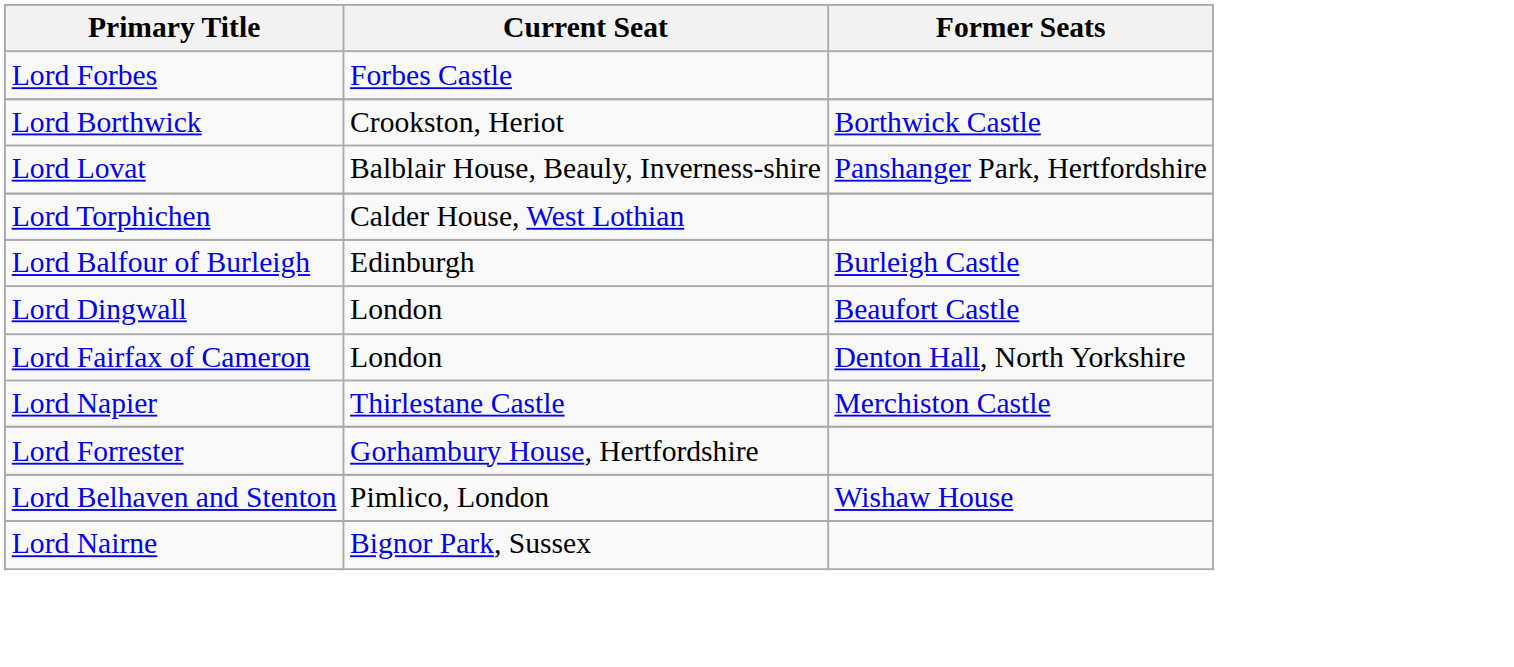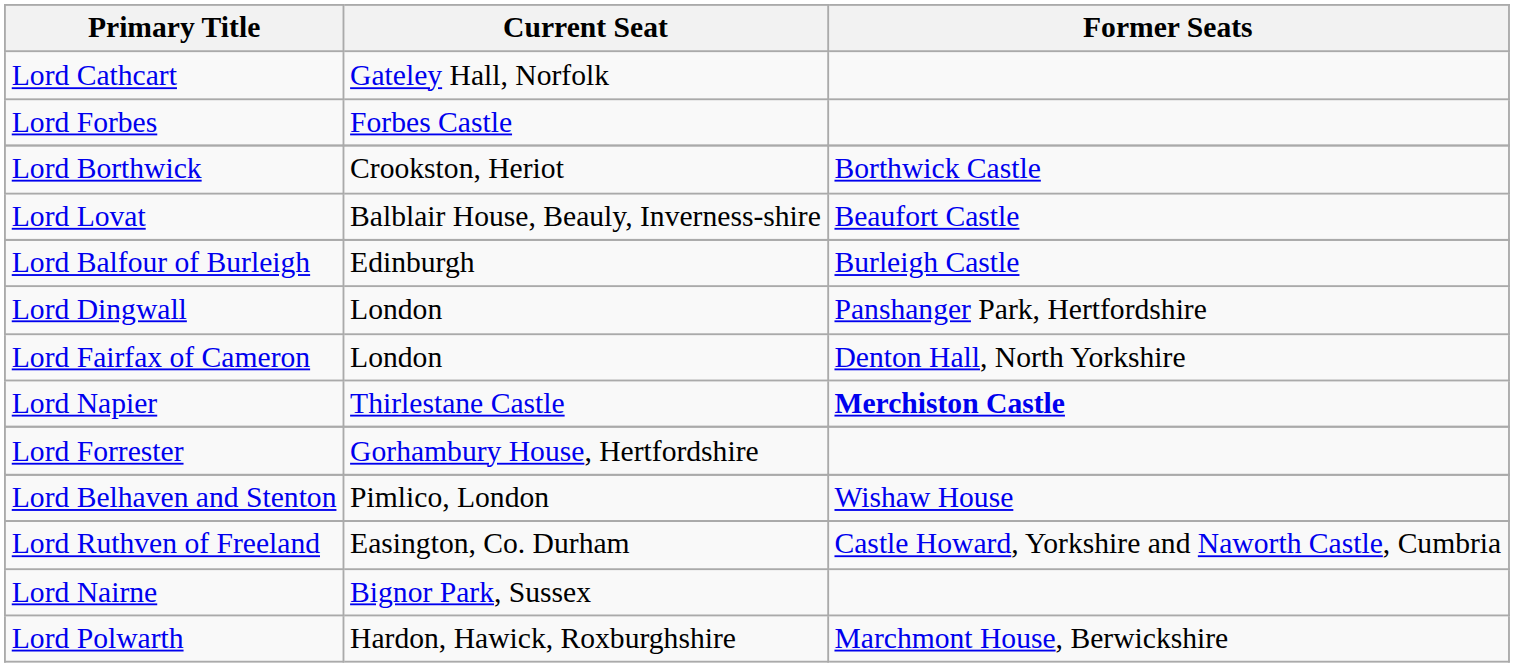+ row: (94, 74)
(1021, 168) Panshanger Park, Hertfordshire -> (927, 215) Beaufort Castle
- row: (111, 215)
(927, 309) Beaufort Castle -> (1021, 309) Panshanger Park, Hertfordshire
(943, 403) normal -> (950, 403) bold
+ row: (166, 544)
+ row: (98, 638)
